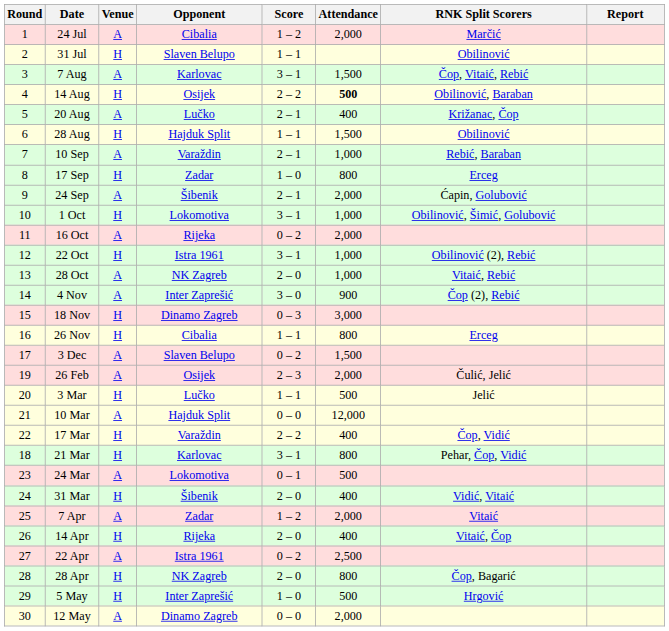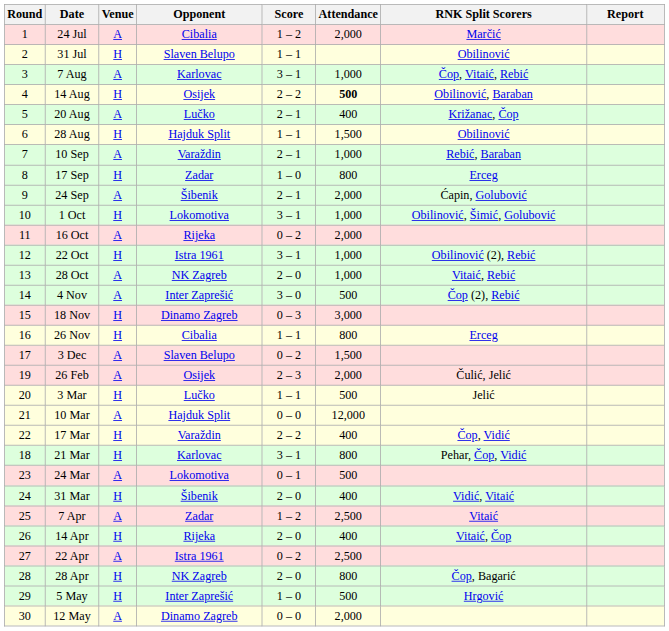(348, 74) 1,500 -> (348, 74) 1,000
(348, 295) 900 -> (348, 295) 500
(348, 515) 2,000 -> (348, 515) 2,500
